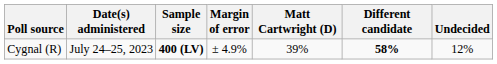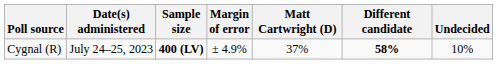(297, 49) 39% -> (297, 49) 37%
(462, 49) 12% -> (462, 49) 10%
